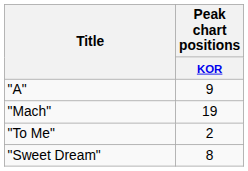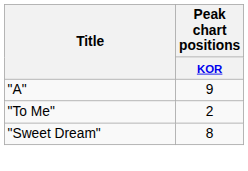- row: (29, 111)
